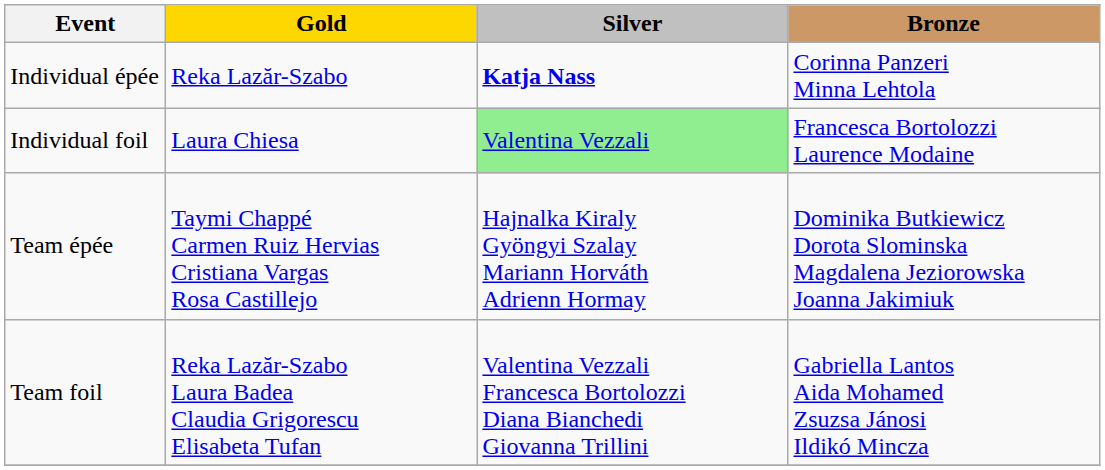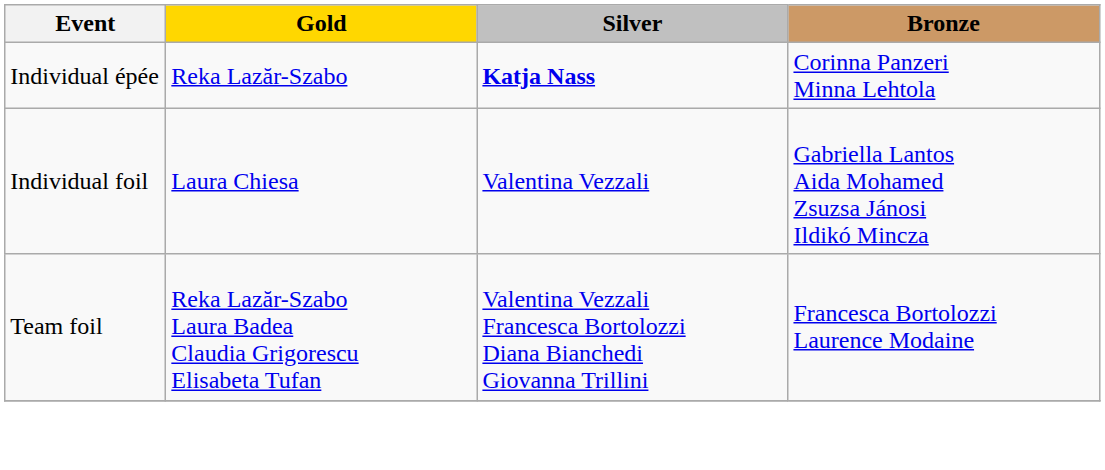(566, 140) lightgreen background -> (566, 180) no background
(895, 140) Francesca Bortolozzi Laurence Modaine -> (874, 194) Gabriella Lantos Aida Mohamed Zsuzsa Jánosi Ildikó Mincza
- row: (62, 245)
(874, 405) Gabriella Lantos Aida Mohamed Zsuzsa Jánosi Ildikó Mincza -> (895, 326) Francesca Bortolozzi Laurence Modaine
